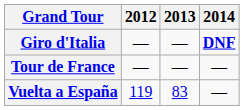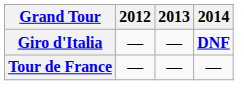- row: (63, 92)
